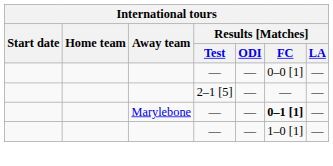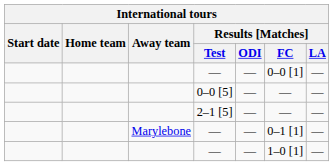+ row: (161, 92)
(285, 111) bold -> (285, 131) normal
